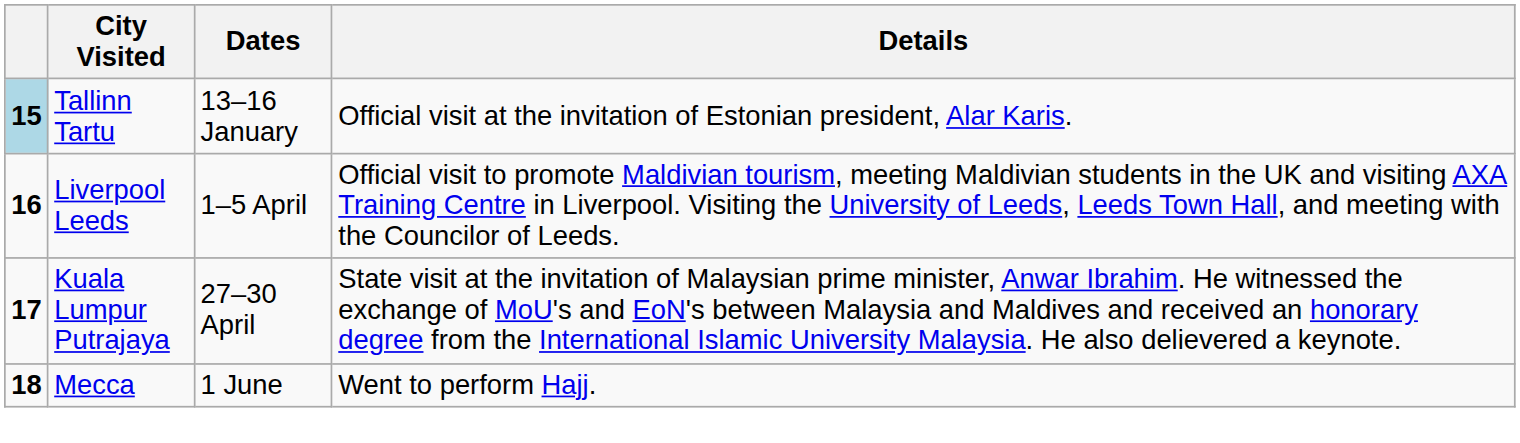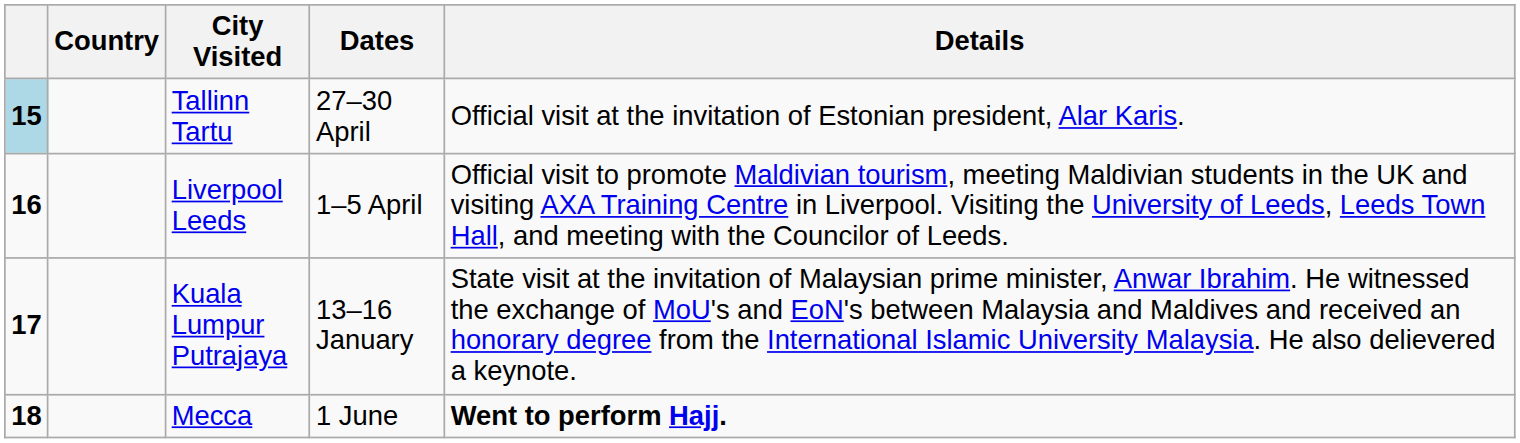+ column: (107, 41)
(249, 115) 13–16 January -> (354, 115) 27–30 April
(239, 310) 27–30 April -> (365, 325) 13–16 January
(467, 384) normal -> (589, 415) bold
